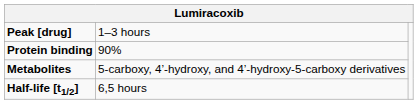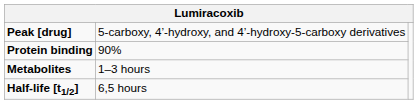(124, 32) 1–3 hours -> (252, 32) 5-carboxy, 4’-hydroxy, and 4’-hydroxy-5-carboxy derivatives
(252, 69) 5-carboxy, 4’-hydroxy, and 4’-hydroxy-5-carboxy derivatives -> (124, 69) 1–3 hours
